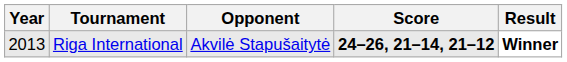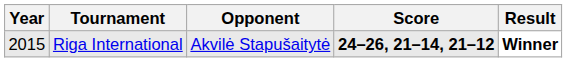(27, 44) 2013 -> (27, 44) 2015
